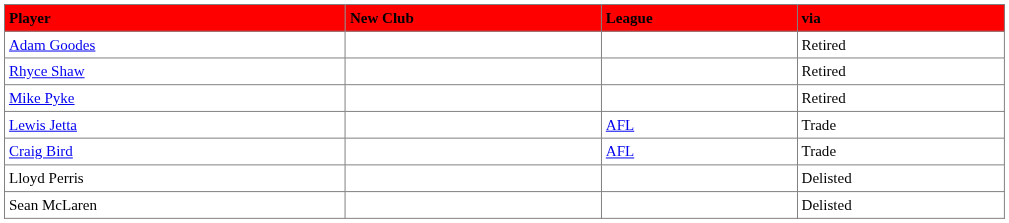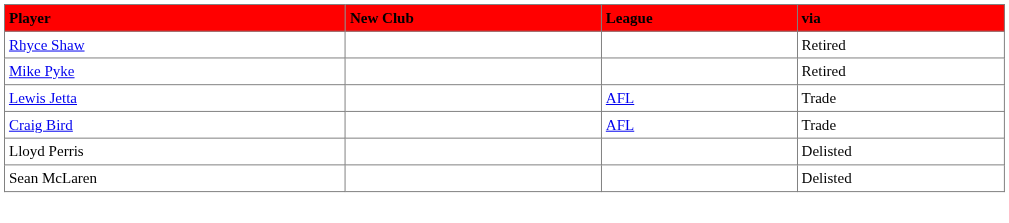- row: (52, 44)
